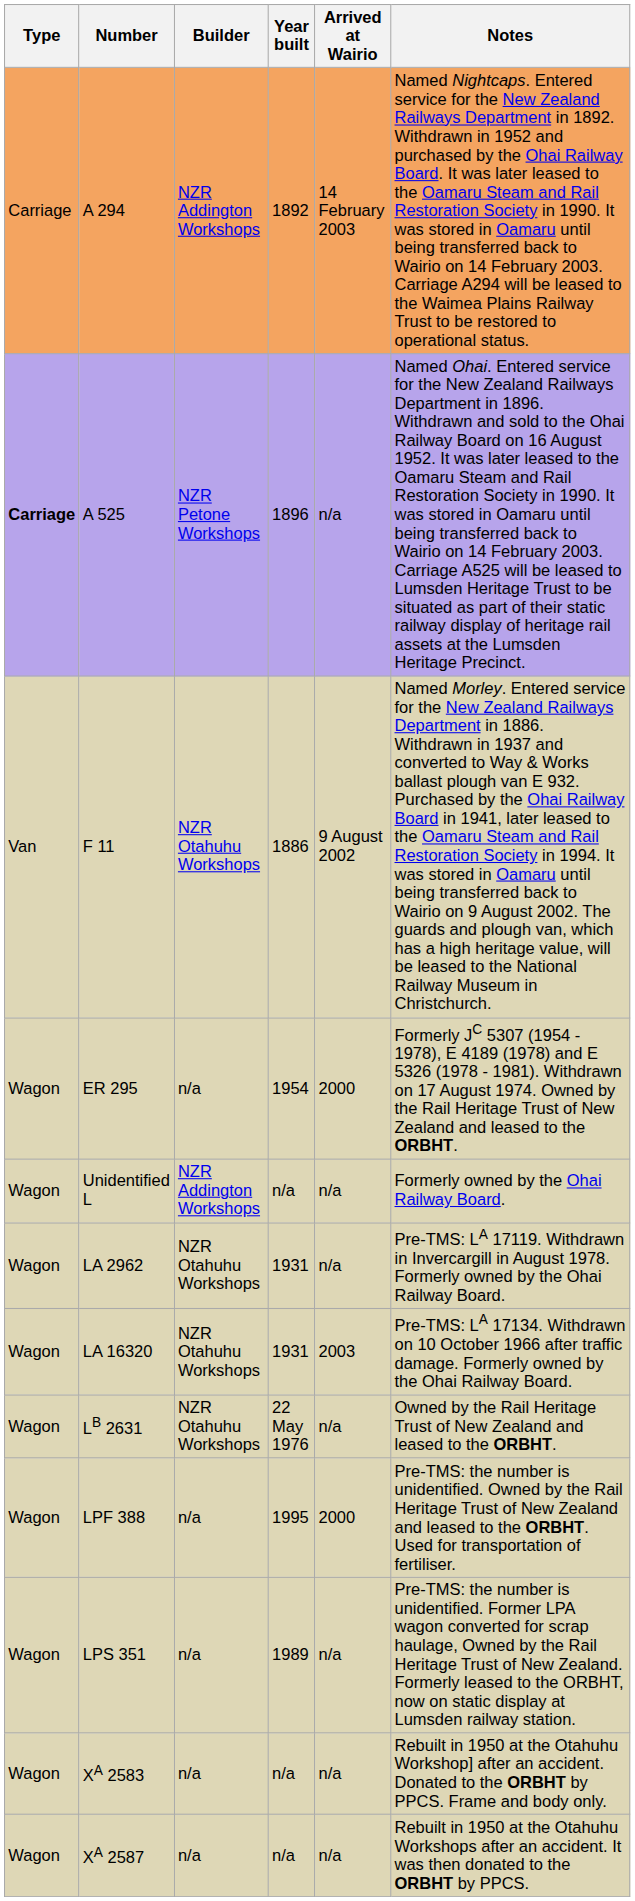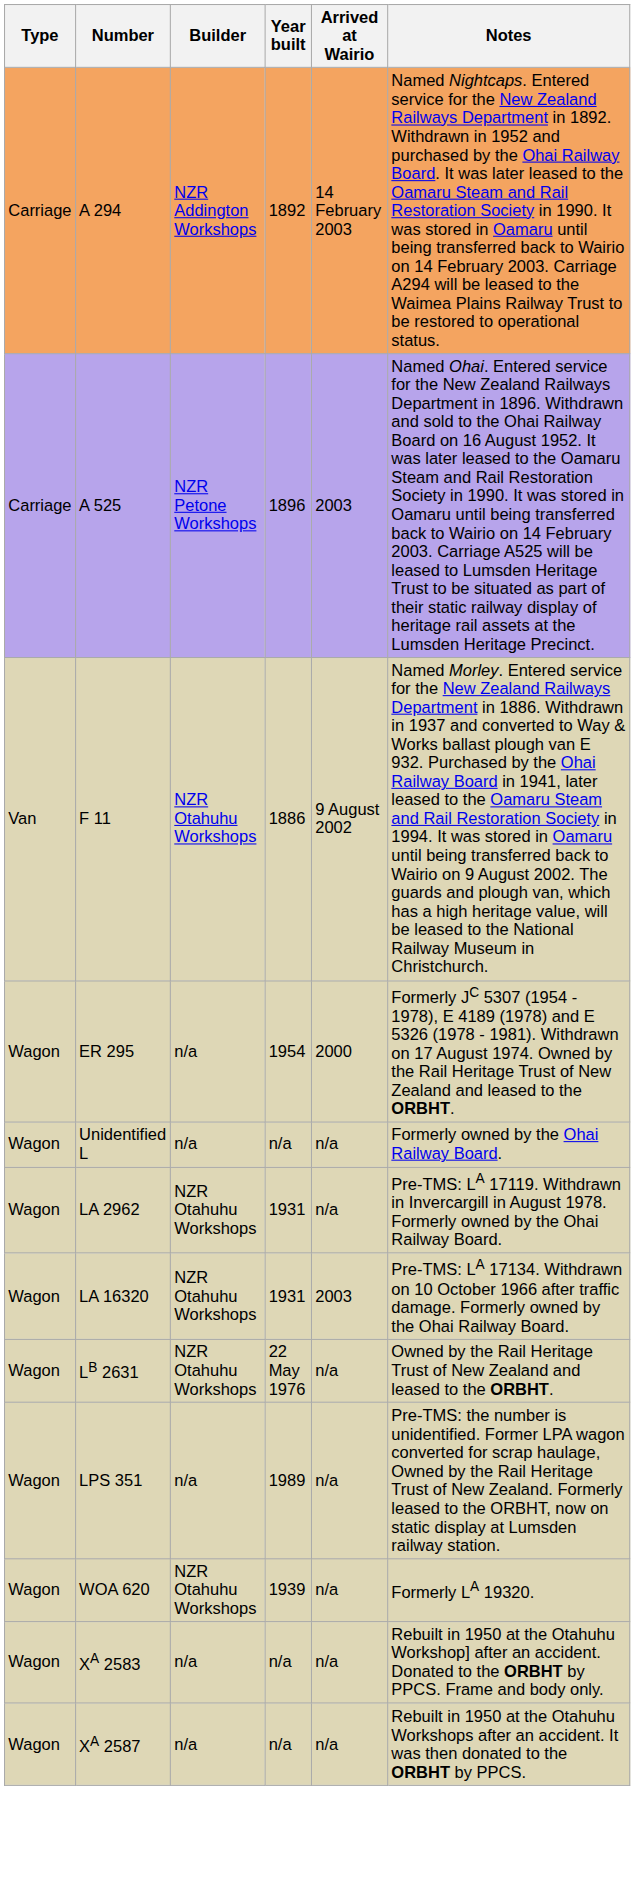(42, 514) bold -> (40, 505) normal
(330, 514) n/a -> (334, 505) 2003
(219, 1190) NZR Addington Workshops -> (186, 1144) n/a
- row: (114, 1517)
+ row: (114, 1590)
